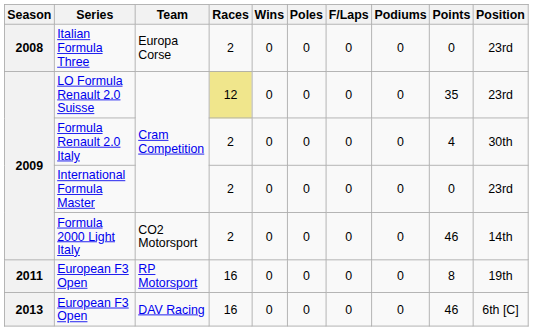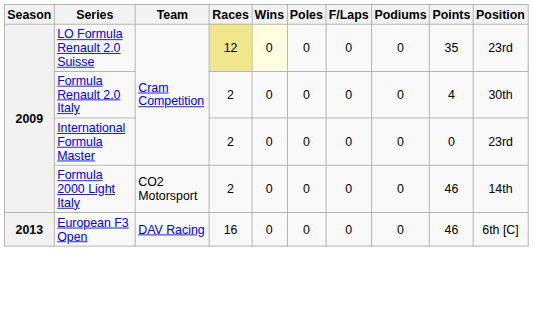- row: (80, 48)
(269, 95) no background -> (269, 48) lightyellow background
- row: (93, 276)
